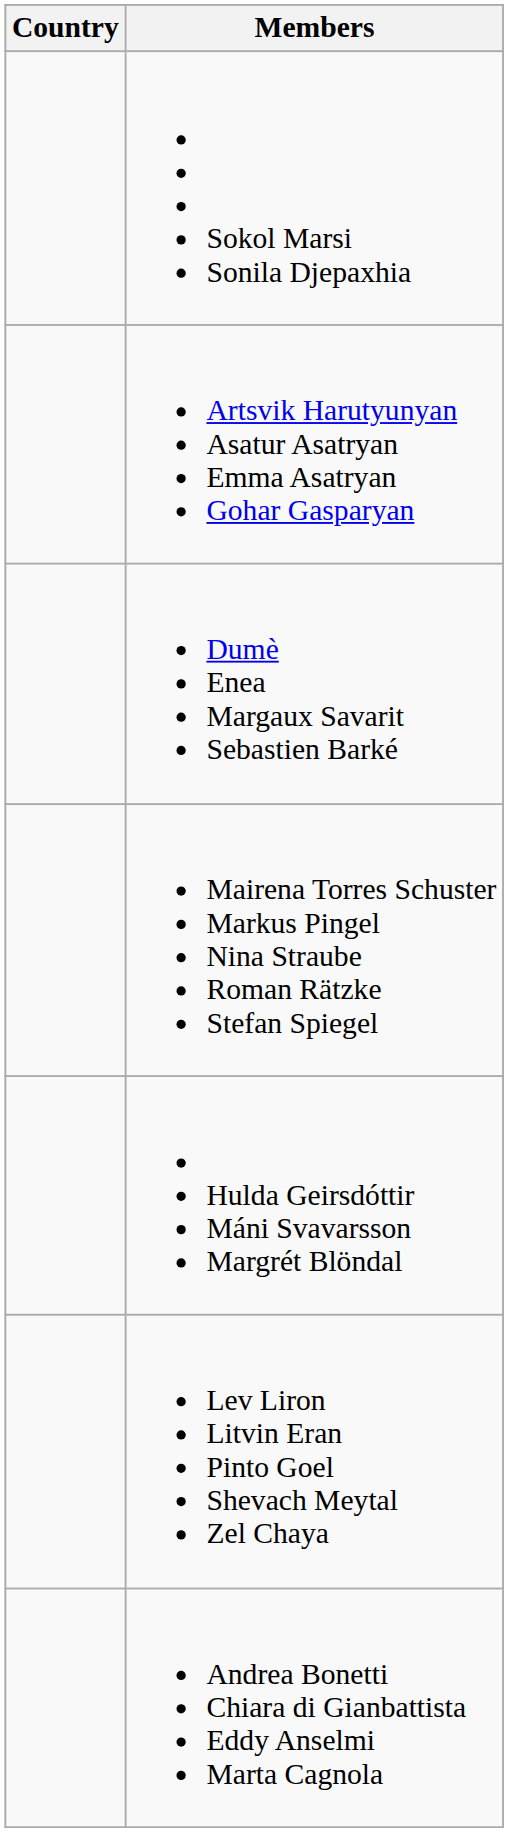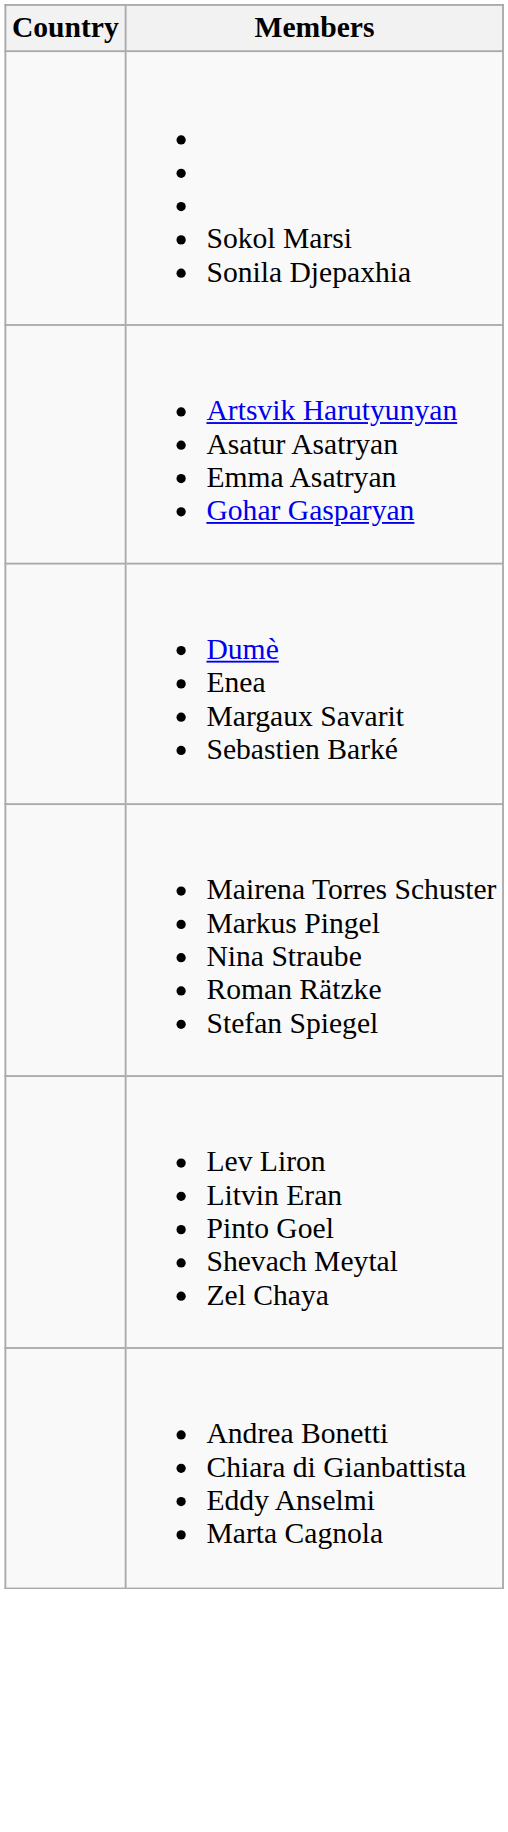- row: (314, 1212)
